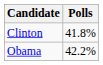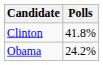(80, 51) 42.2% -> (80, 51) 24.2%
